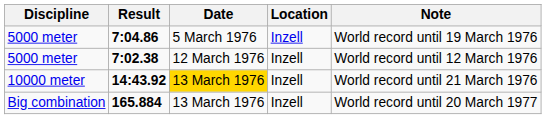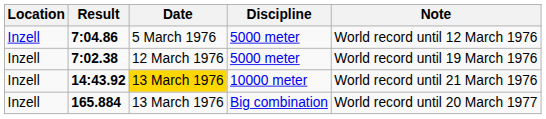columns swapped: (57, 15) <-> (299, 15)
(436, 37) World record until 19 March 1976 -> (436, 37) World record until 12 March 1976
(436, 59) World record until 12 March 1976 -> (436, 59) World record until 19 March 1976
